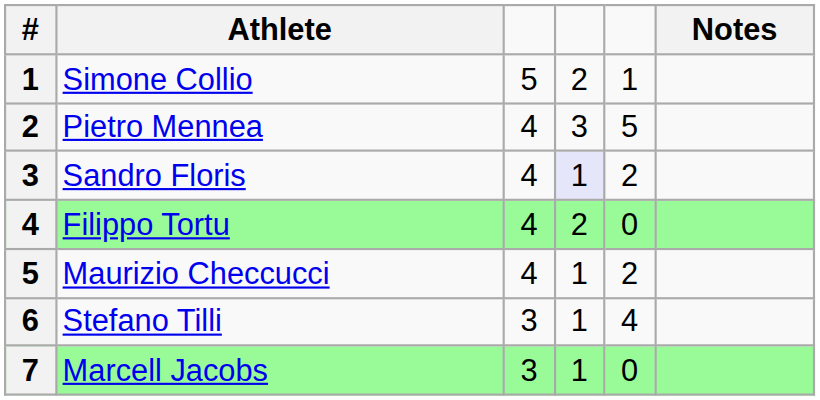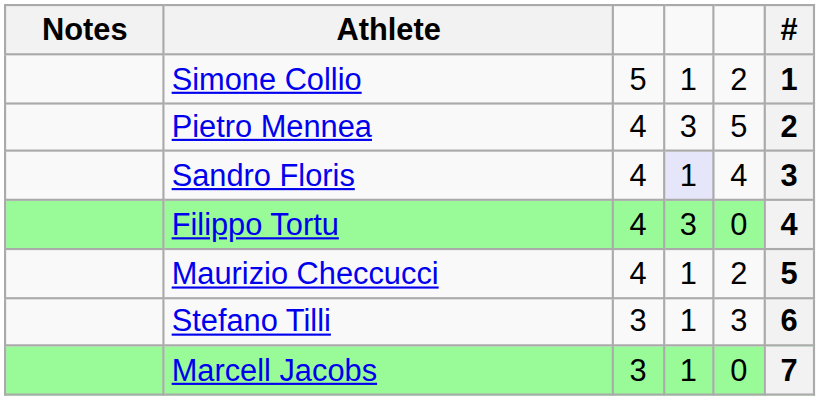columns swapped: (30, 30) <-> (735, 30)
(579, 78) 2 -> (688, 78) 1
(630, 78) 1 -> (739, 78) 2
(630, 176) 2 -> (739, 176) 4
(579, 225) 2 -> (688, 225) 3
(630, 322) 4 -> (739, 322) 3
